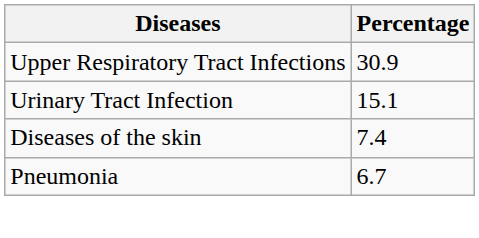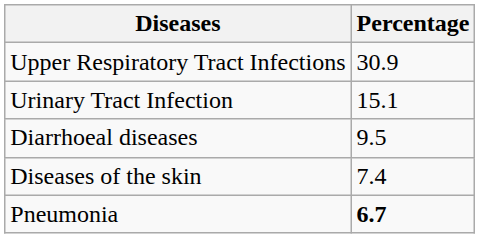+ row: (104, 137)
(372, 175) normal -> (372, 213) bold
